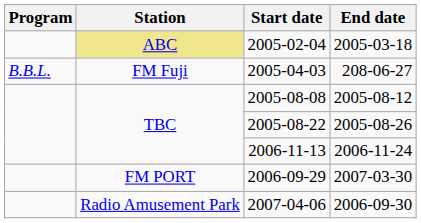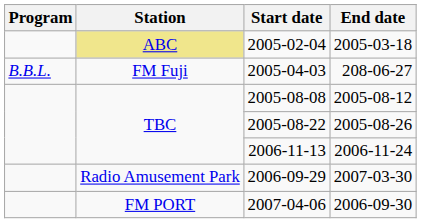(160, 177) FM PORT -> (160, 177) Radio Amusement Park
(160, 204) Radio Amusement Park -> (160, 204) FM PORT
